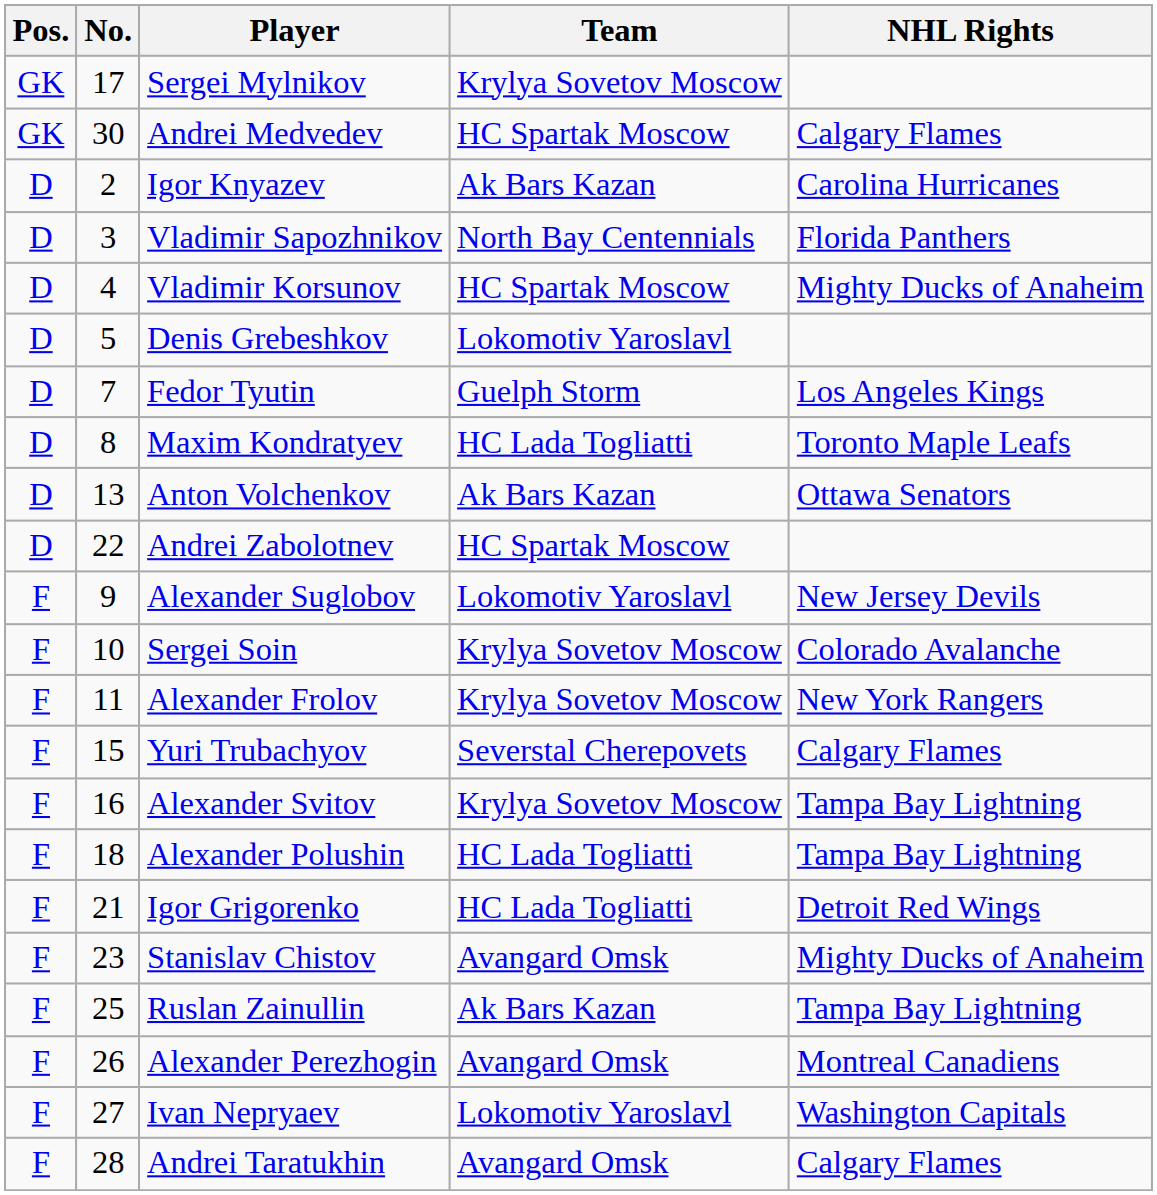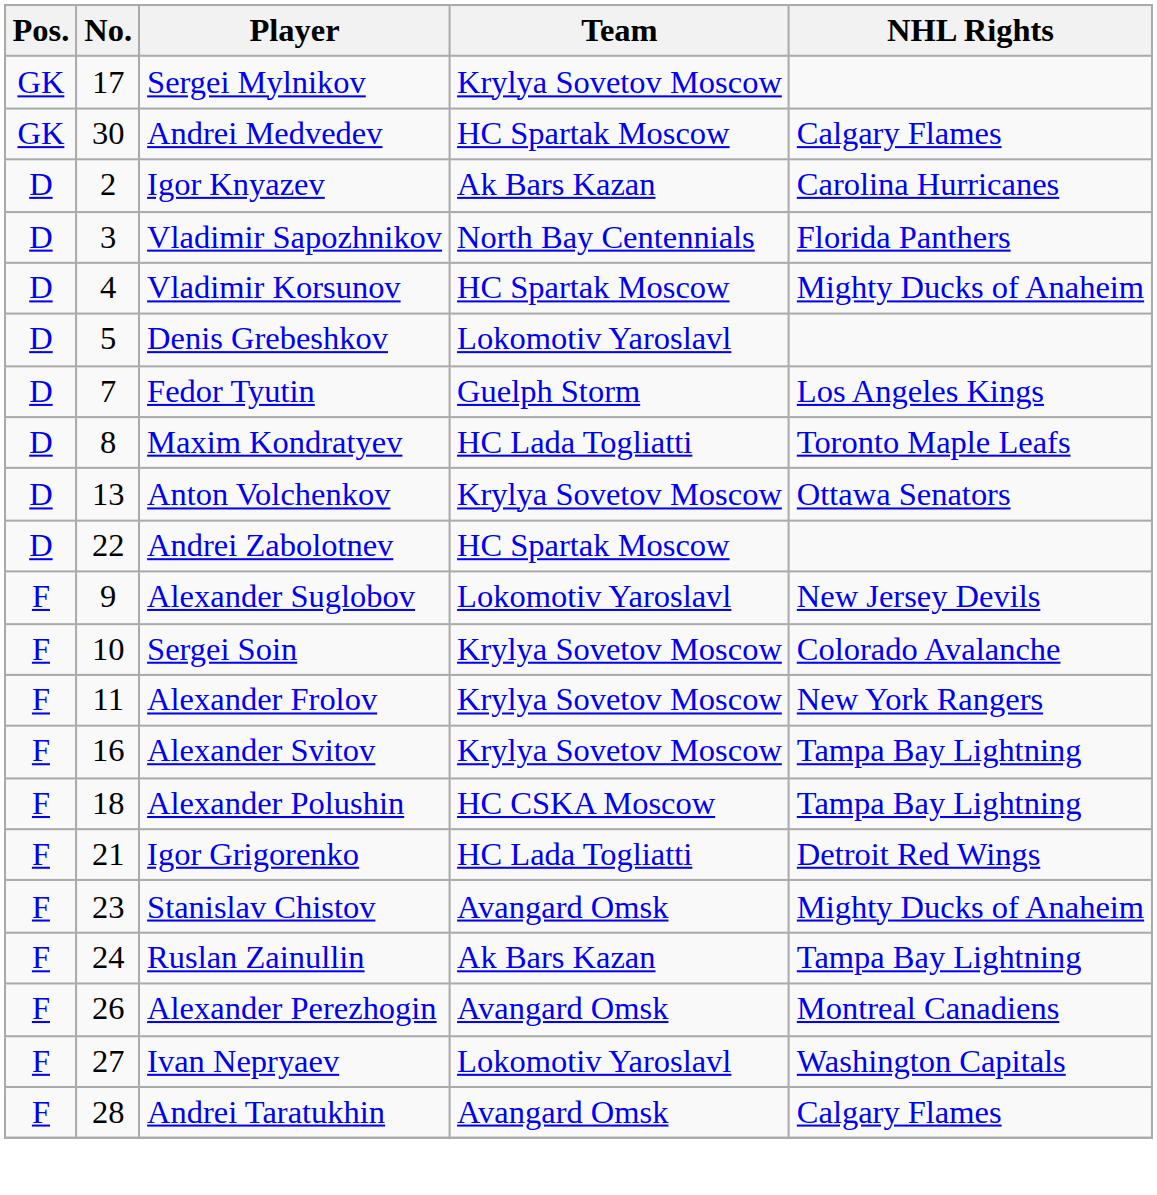(556, 493) Ak Bars Kazan -> (619, 493) Krylya Sovetov Moscow
- row: (257, 751)
(575, 854) HC Lada Togliatti -> (586, 802) HC CSKA Moscow
(108, 1008) 25 -> (108, 957) 24
